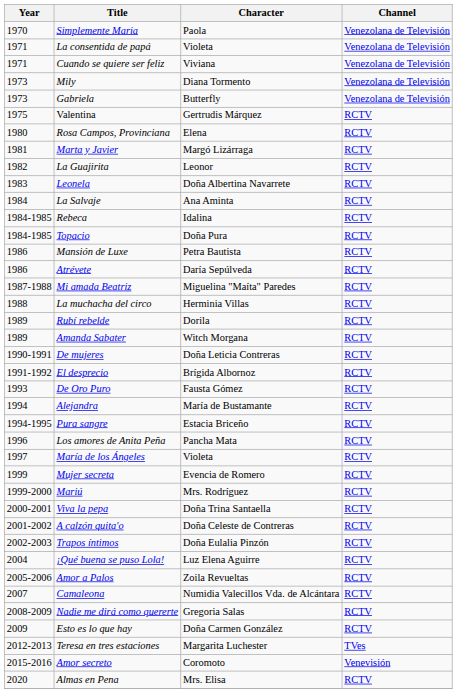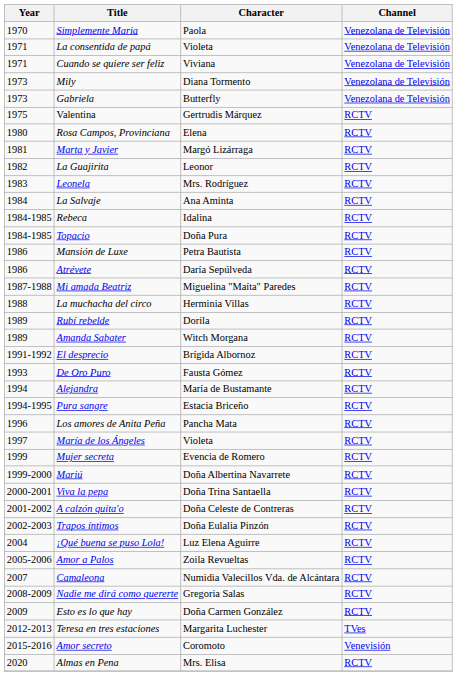(237, 184) Doña Albertina Navarrete -> (216, 184) Mrs. Rodríguez
- row: (80, 355)
(216, 492) Mrs. Rodríguez -> (237, 475) Doña Albertina Navarrete
